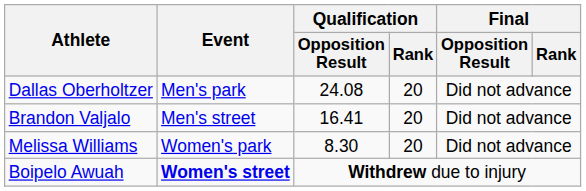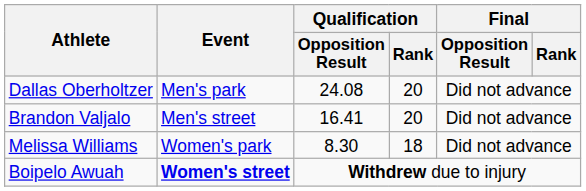(413, 145) 20 -> (413, 145) 18
